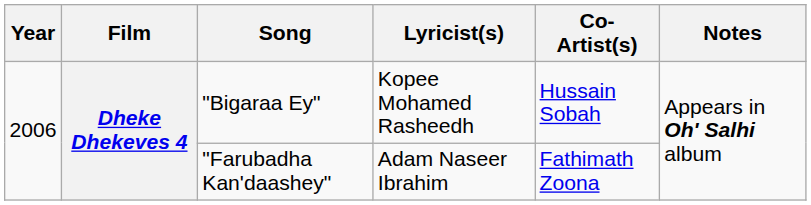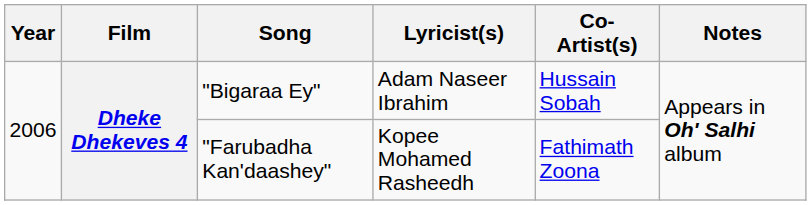(426, 102) Kopee Mohamed Rasheedh -> (442, 90) Adam Naseer Ibrahim
(442, 171) Adam Naseer Ibrahim -> (426, 159) Kopee Mohamed Rasheedh
